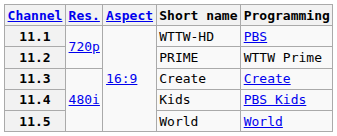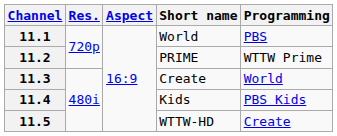(187, 36) WTTW-HD -> (179, 36) World
(267, 79) Create -> (263, 79) World
(179, 121) World -> (187, 121) WTTW-HD
(263, 121) World -> (267, 121) Create
